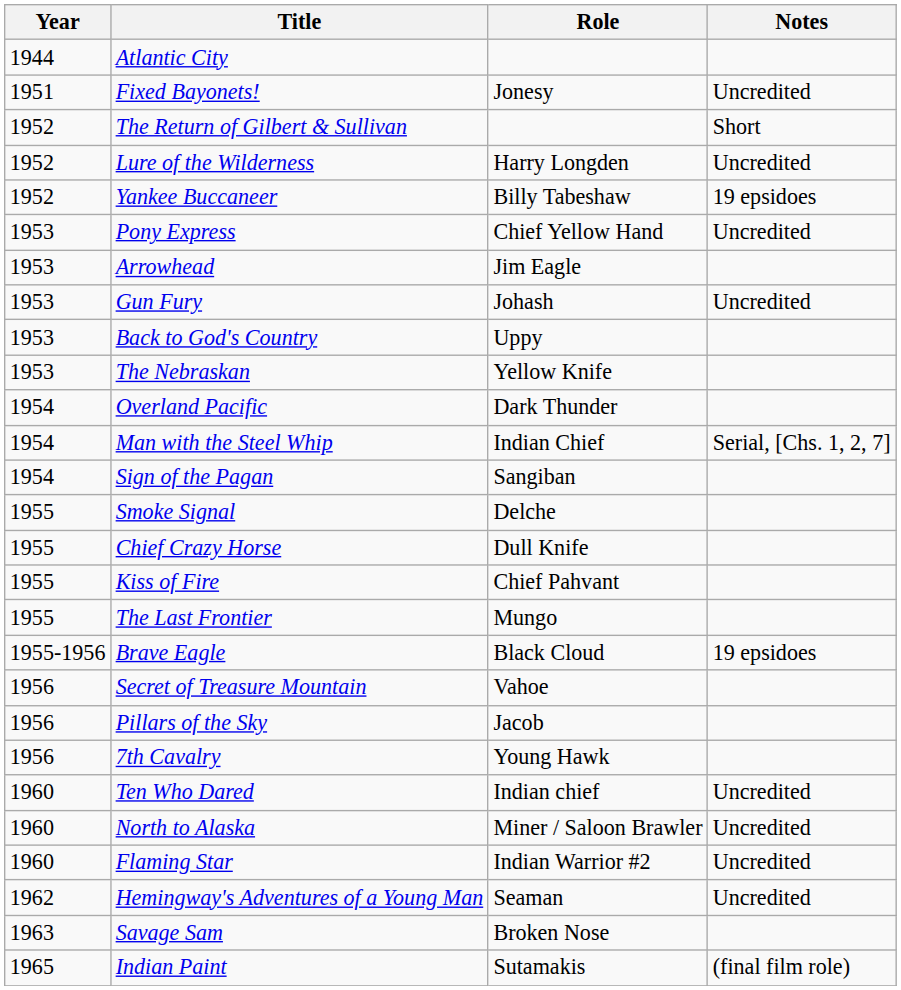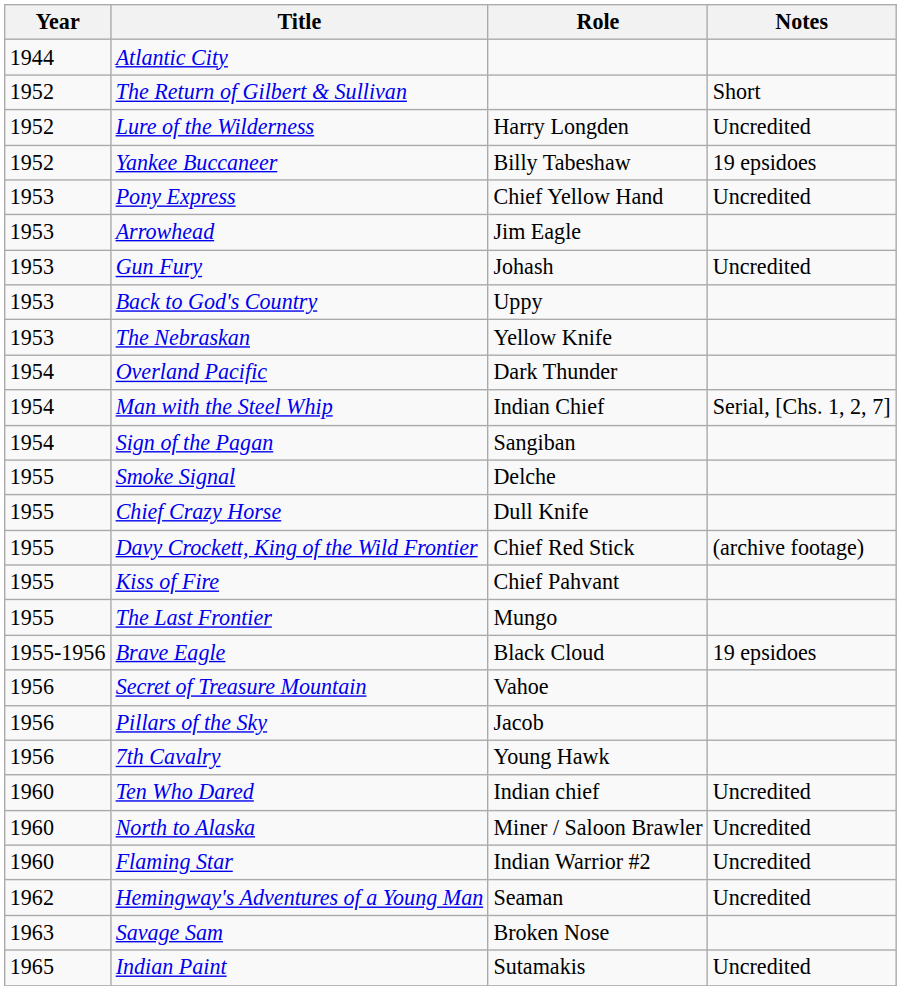- row: (188, 92)
+ row: (297, 547)
(781, 967) (final film role) -> (762, 967) Uncredited
